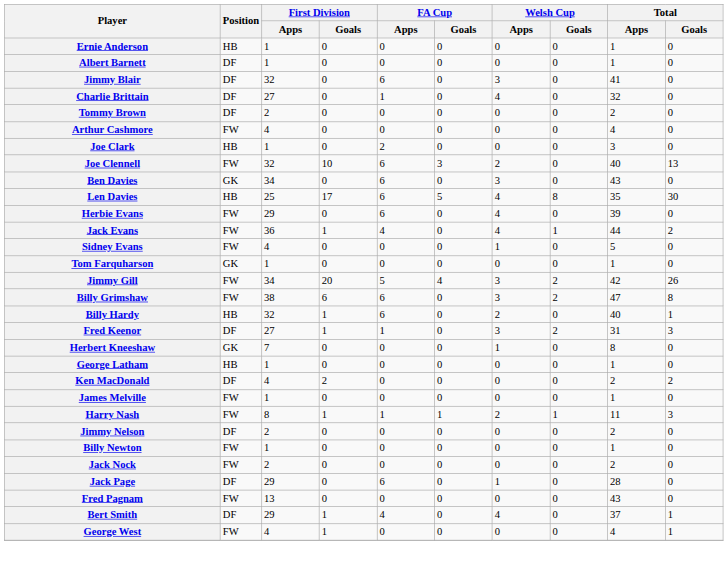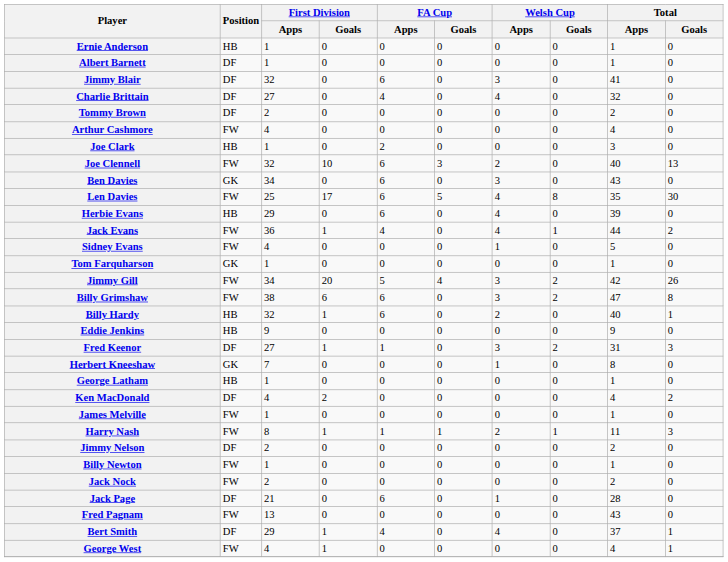(382, 96) 1 -> (382, 96) 4
(230, 197) HB -> (231, 197) FW
(231, 213) FW -> (230, 213) HB
+ row: (112, 331)
(613, 381) 2 -> (613, 398) 4
(269, 481) 29 -> (269, 498) 21
